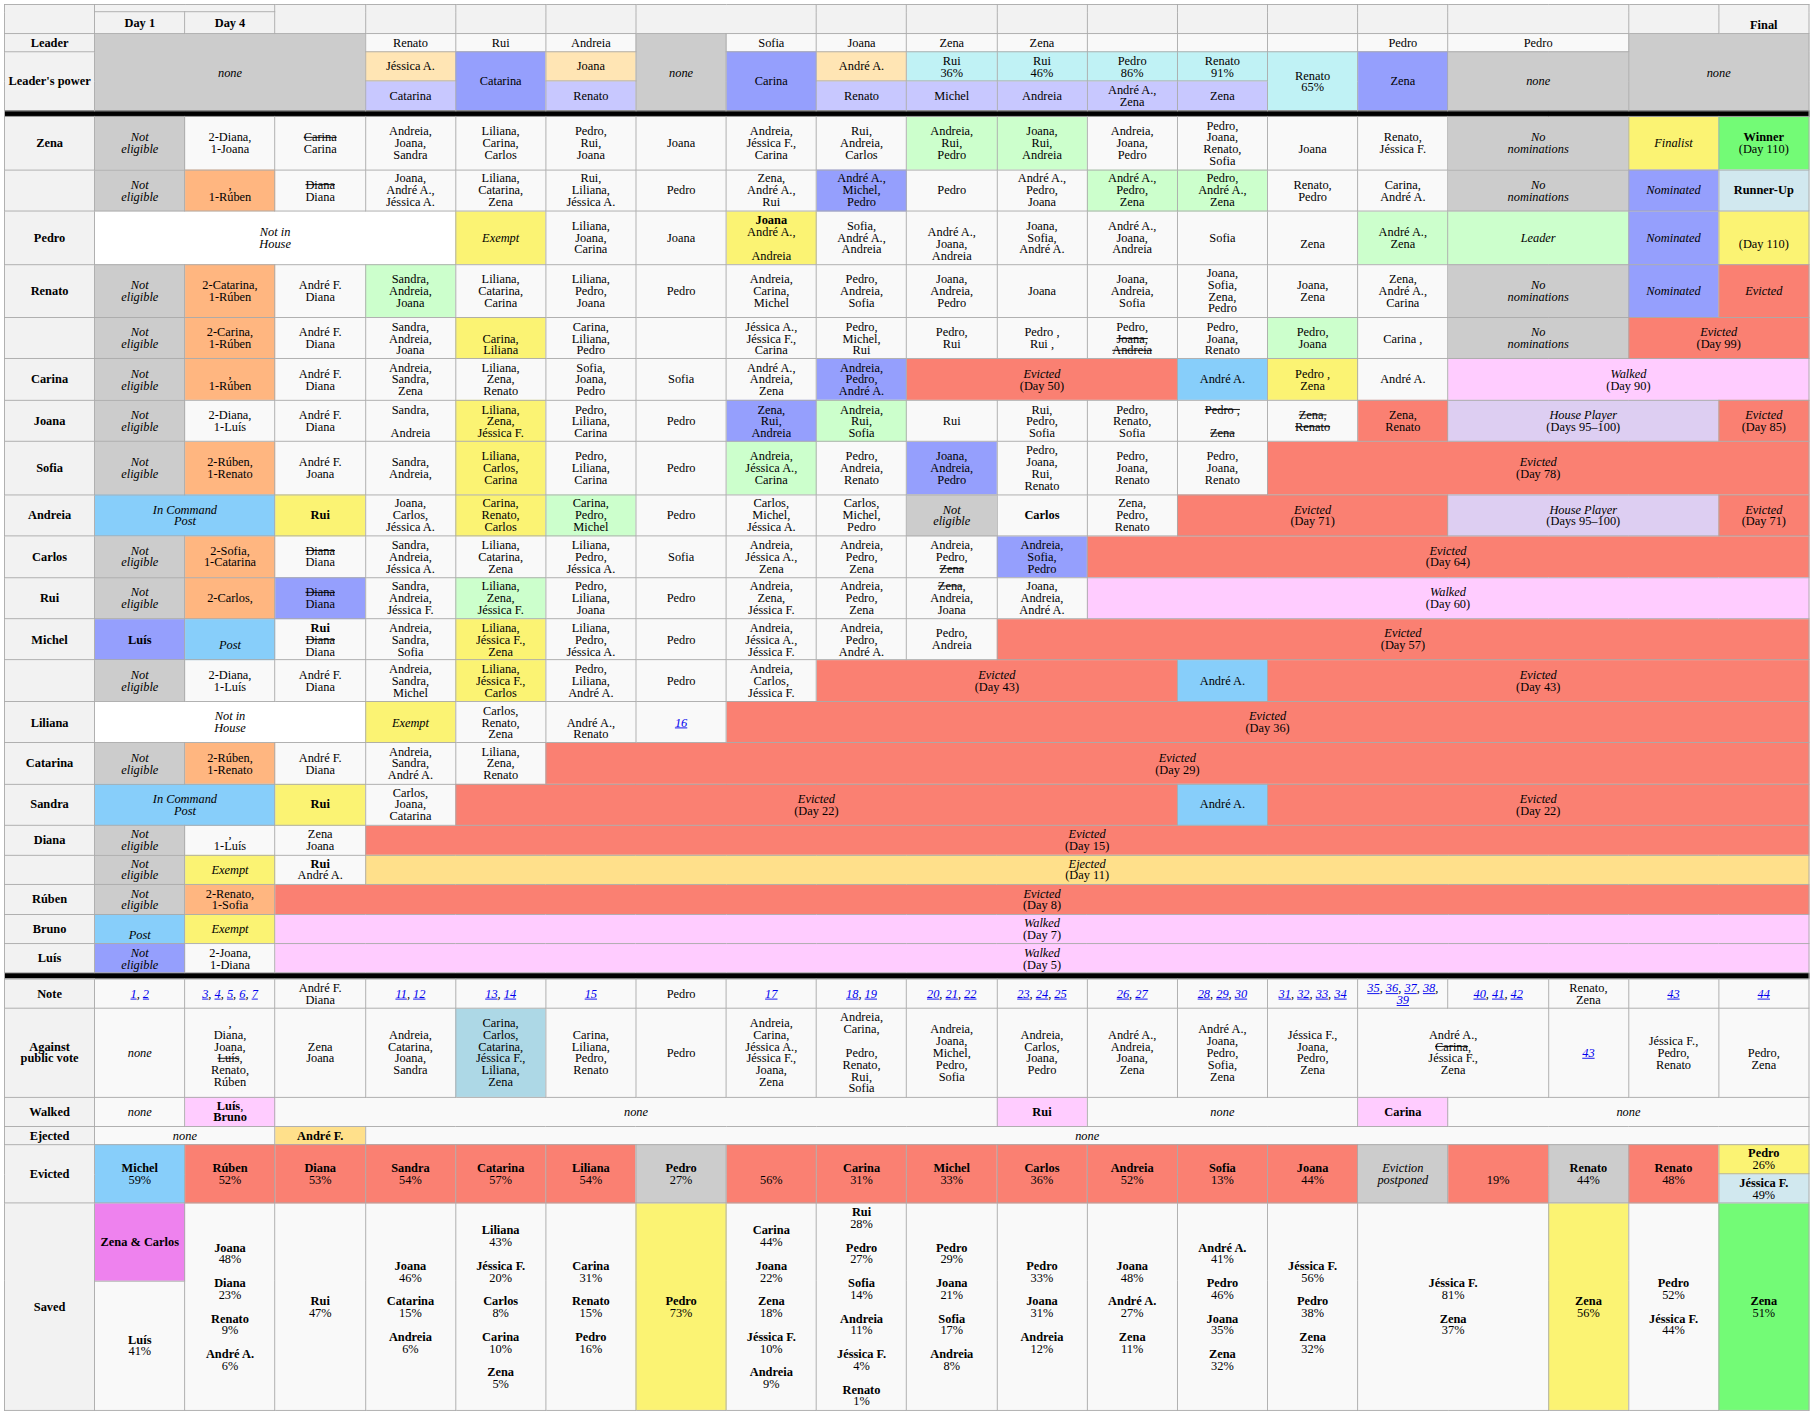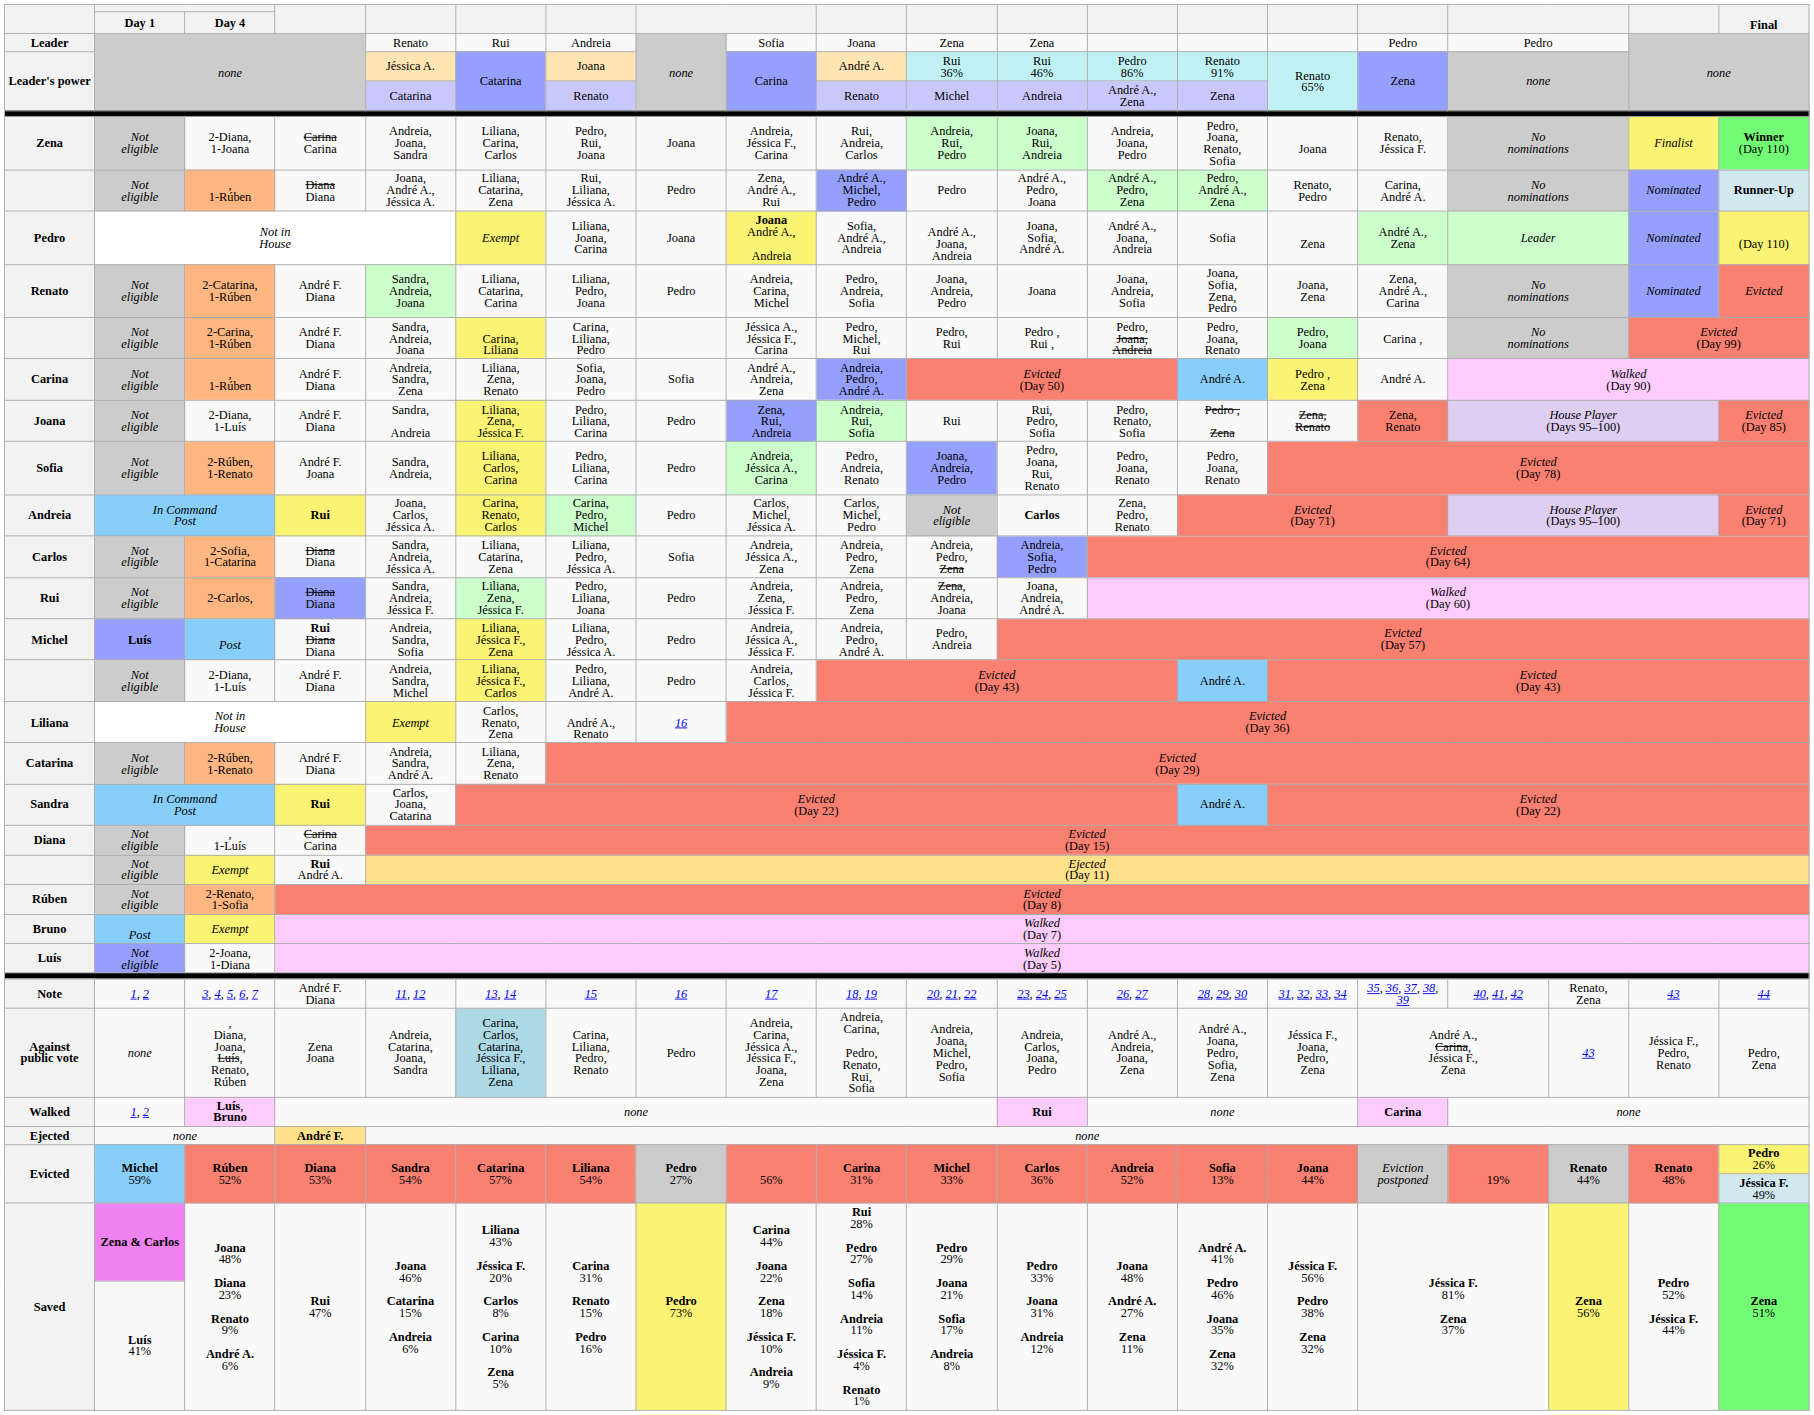(320, 840) Zena Joana -> (320, 840) Carina Carina
(681, 993) Pedro -> (681, 993) 16
(140, 1111) none -> (140, 1111) 1, 2
